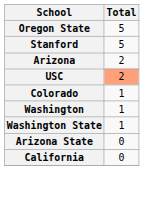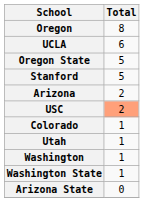+ row: (54, 29)
+ row: (54, 45)
+ row: (54, 141)
- row: (54, 157)
